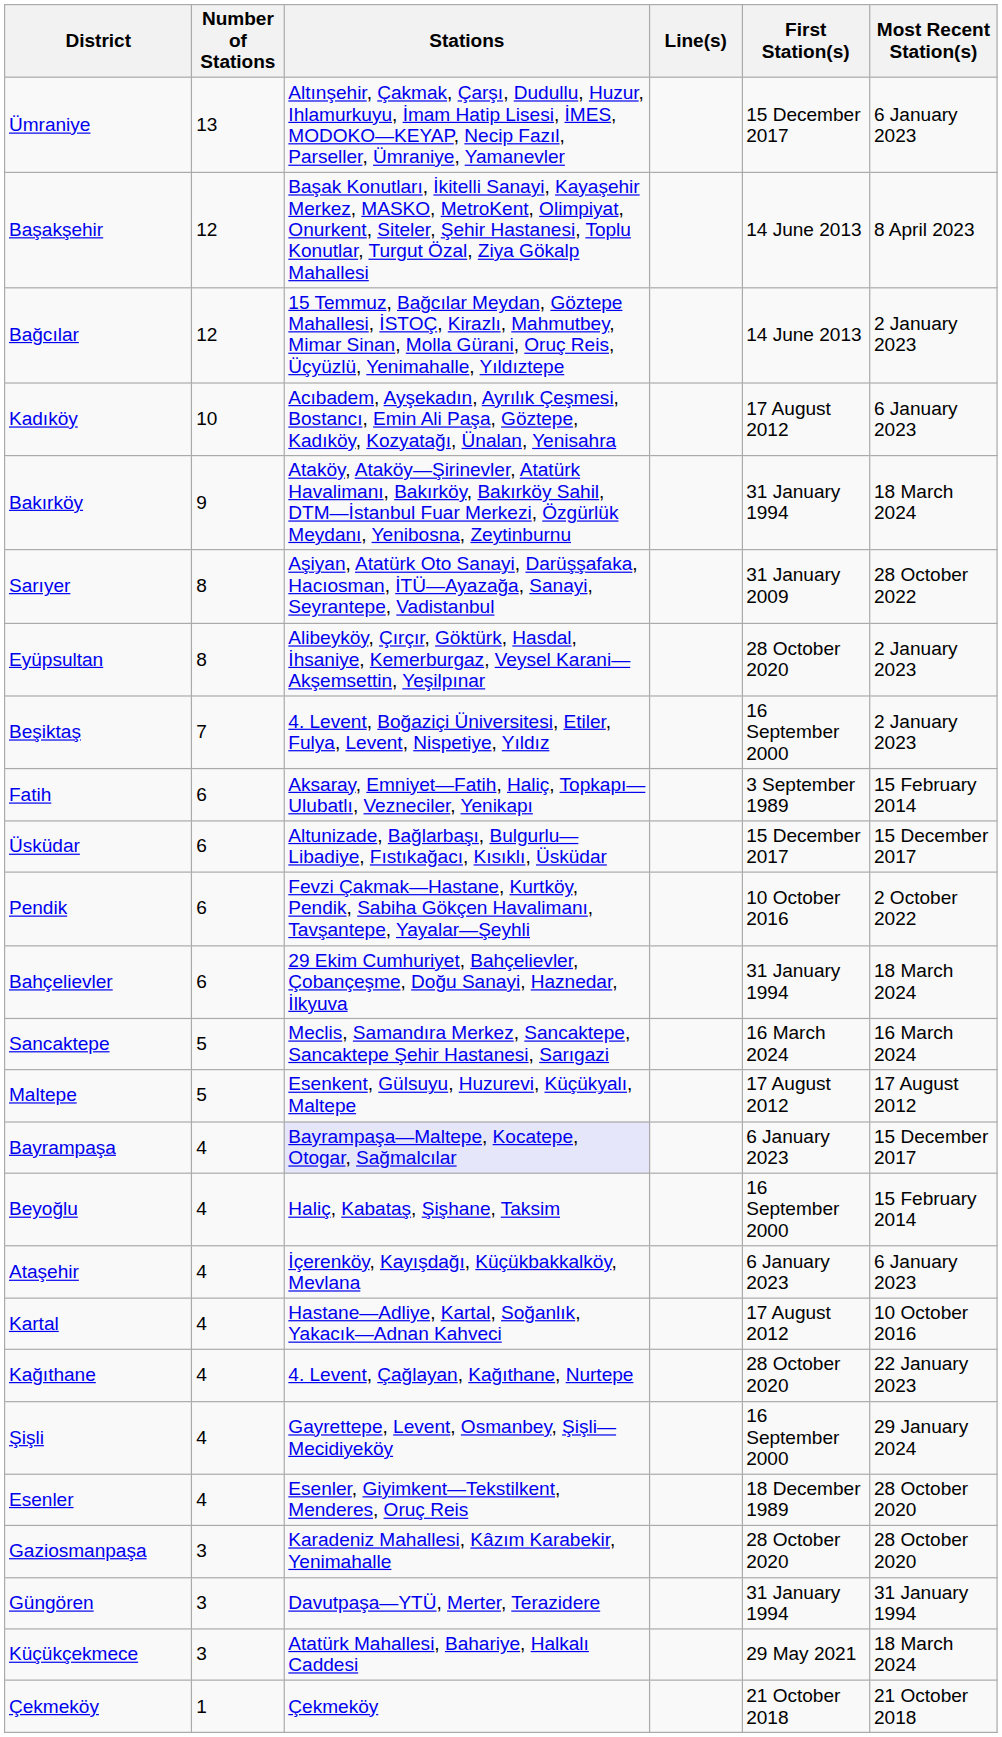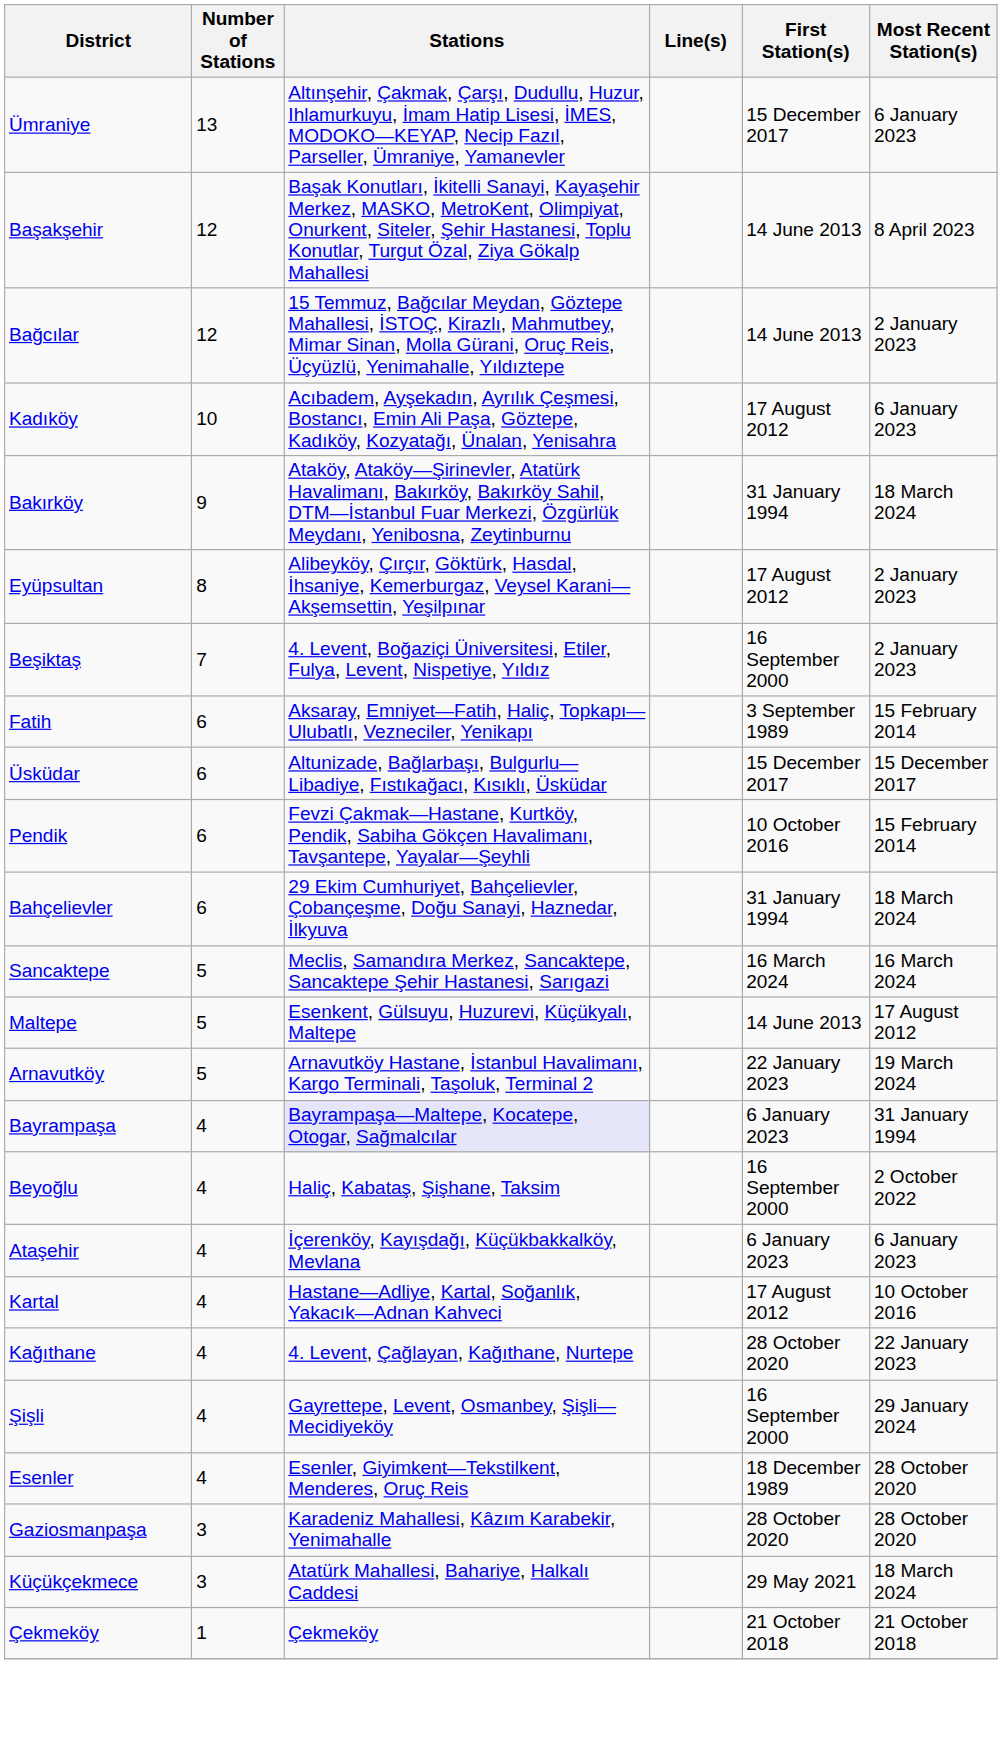- row: (40, 586)
(793, 659) 28 October 2020 -> (789, 586) 17 August 2012
(916, 908) 2 October 2022 -> (925, 835) 15 February 2014
(789, 1095) 17 August 2012 -> (804, 1022) 14 June 2013
+ row: (57, 1074)
(931, 1147) 15 December 2017 -> (921, 1125) 31 January 1994
(925, 1209) 15 February 2014 -> (916, 1188) 2 October 2022
- row: (51, 1603)
